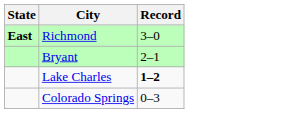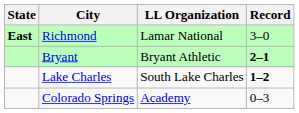+ column: (192, 14)
(150, 56) normal -> (260, 56) bold
